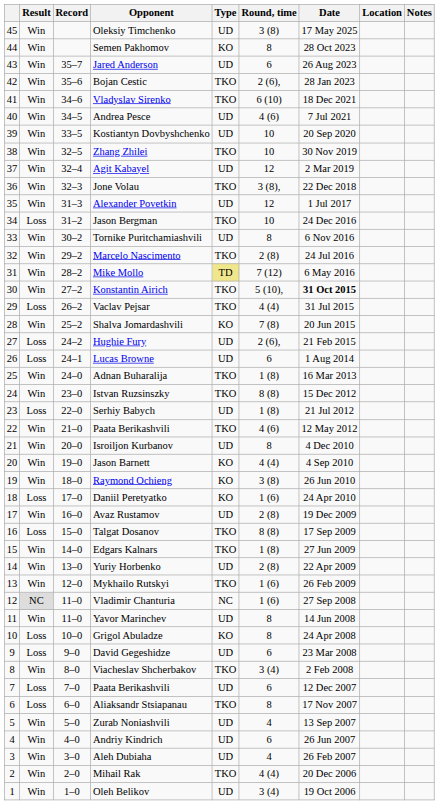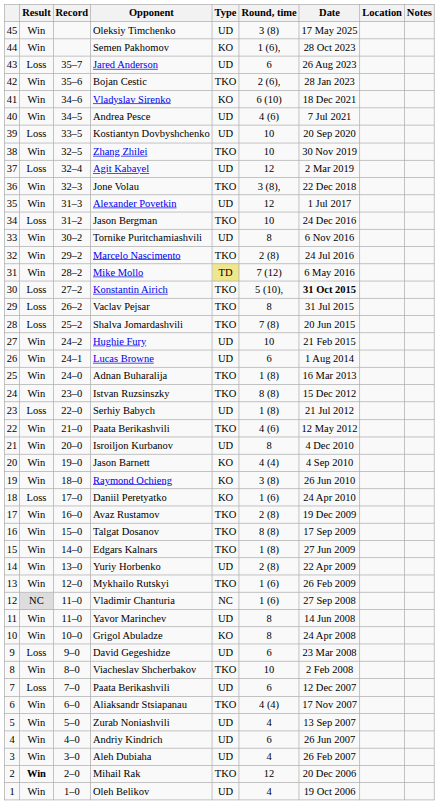(269, 47) 8 -> (269, 47) 1 (6),
(36, 65) Win -> (36, 65) Loss
(226, 99) TKO -> (226, 99) KO
(36, 134) Win -> (36, 134) Loss
(36, 168) Win -> (36, 168) Loss
(36, 290) Win -> (36, 290) Loss
(269, 307) 4 (4) -> (269, 307) 8
(36, 324) Win -> (36, 324) Loss
(226, 324) KO -> (226, 324) TKO
(36, 341) Loss -> (36, 341) Win
(269, 341) 2 (6), -> (269, 341) 10
(36, 359) Loss -> (36, 359) Win
(226, 514) UD -> (226, 514) TKO
(36, 532) Loss -> (36, 532) Win
(36, 635) Loss -> (36, 635) Win
(269, 670) 3 (4) -> (269, 670) 10
(36, 705) Loss -> (36, 705) Win
(269, 705) 8 -> (269, 705) 4 (4)
(36, 774) normal -> (36, 774) bold
(269, 774) 4 (4) -> (269, 774) 12
(269, 791) 3 (4) -> (269, 791) 4
